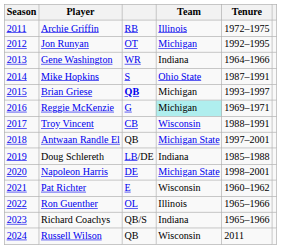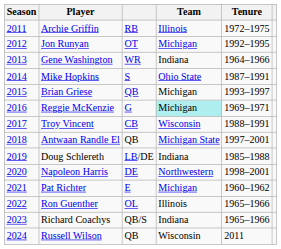(132, 92) bold -> (132, 92) normal
(189, 172) Michigan State -> (186, 172) Northwestern
(179, 188) Wisconsin -> (178, 188) Michigan
